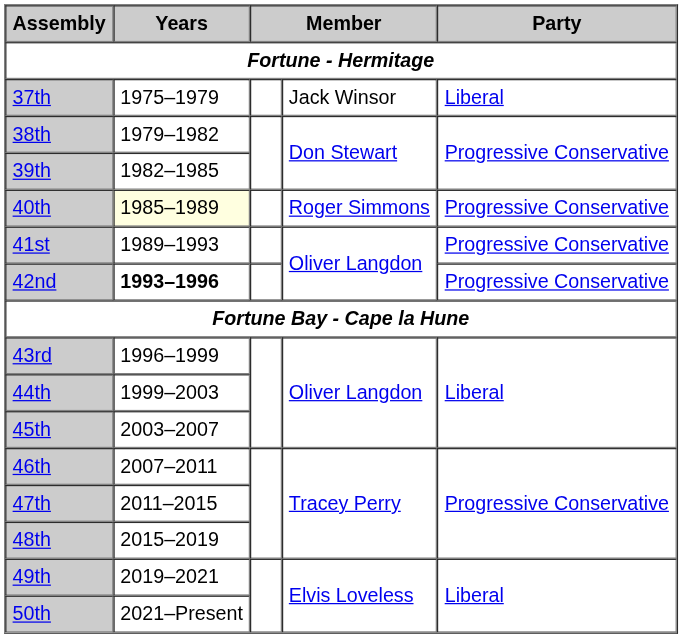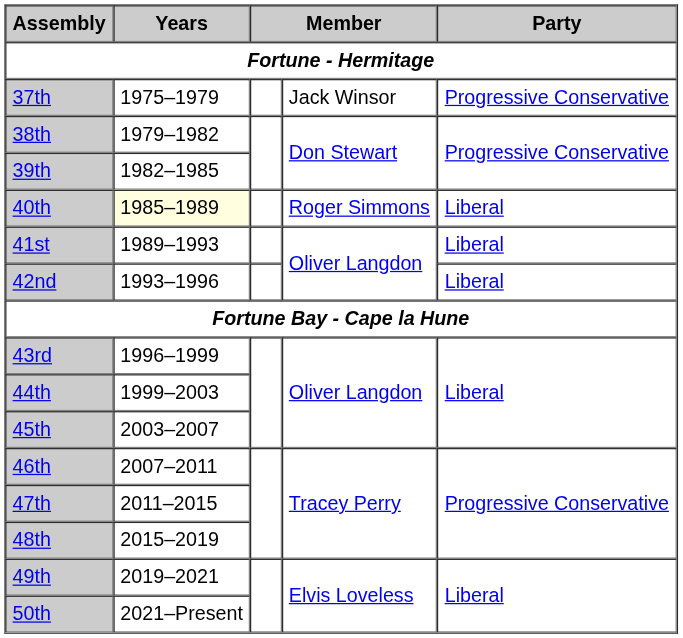(474, 97) Liberal -> (557, 97) Progressive Conservative
(557, 208) Progressive Conservative -> (474, 208) Liberal
(557, 244) Progressive Conservative -> (474, 244) Liberal
(170, 281) bold -> (170, 281) normal
(557, 281) Progressive Conservative -> (474, 281) Liberal
